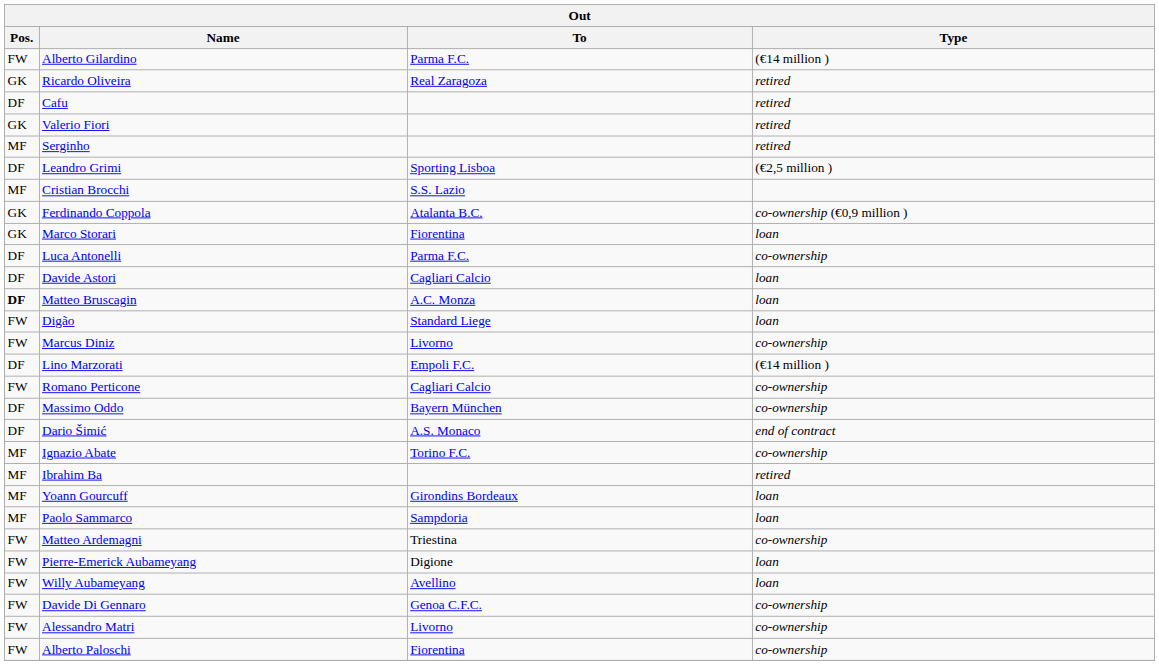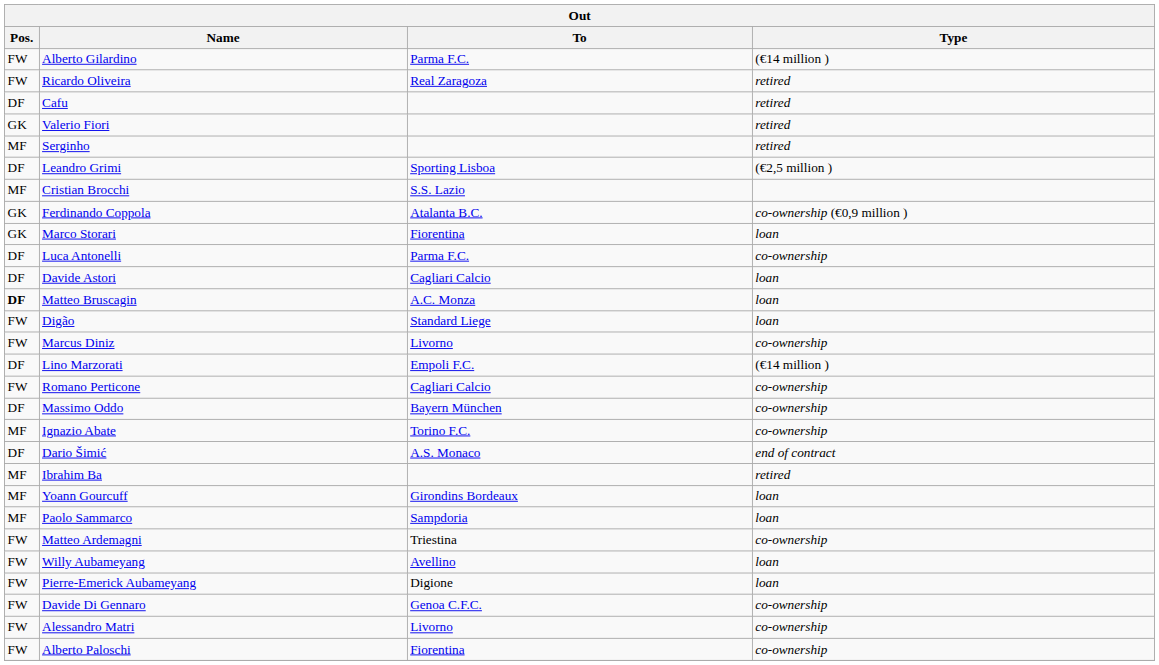(17, 81) GK -> (17, 81) FW
rows swapped: (74, 430) <-> (79, 452)
rows swapped: (119, 562) <-> (93, 583)
